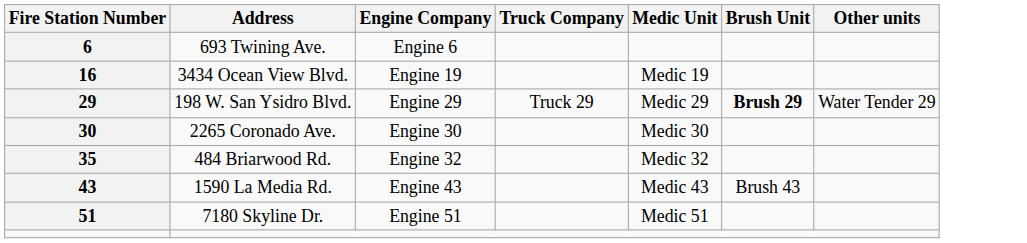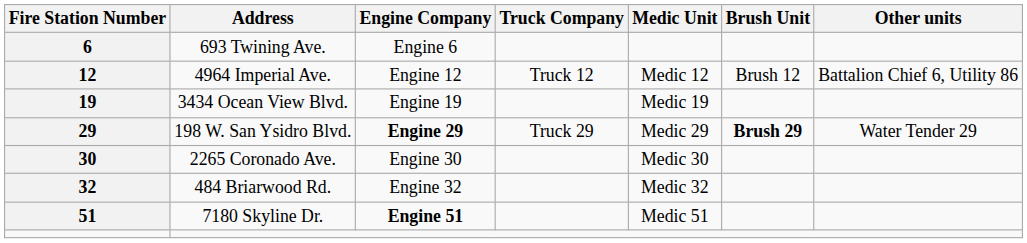+ row: (263, 74)
(87, 74) 16 -> (87, 103) 19
(425, 103) normal -> (425, 131) bold
(87, 159) 35 -> (87, 187) 32
- row: (263, 187)
(425, 215) normal -> (425, 215) bold
